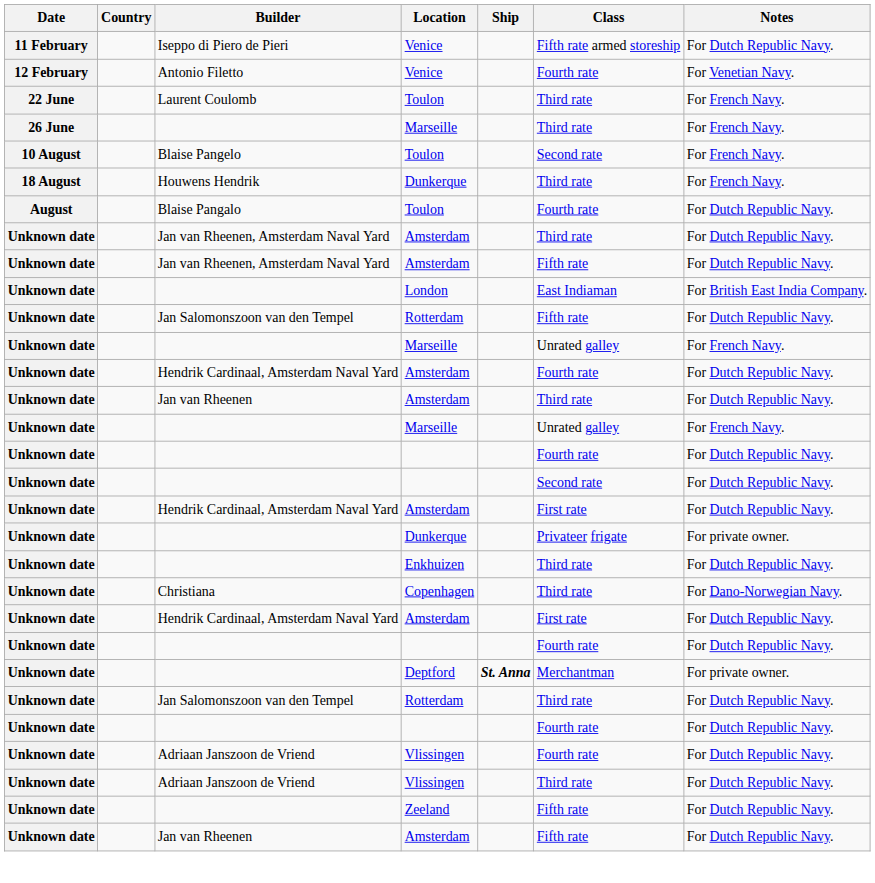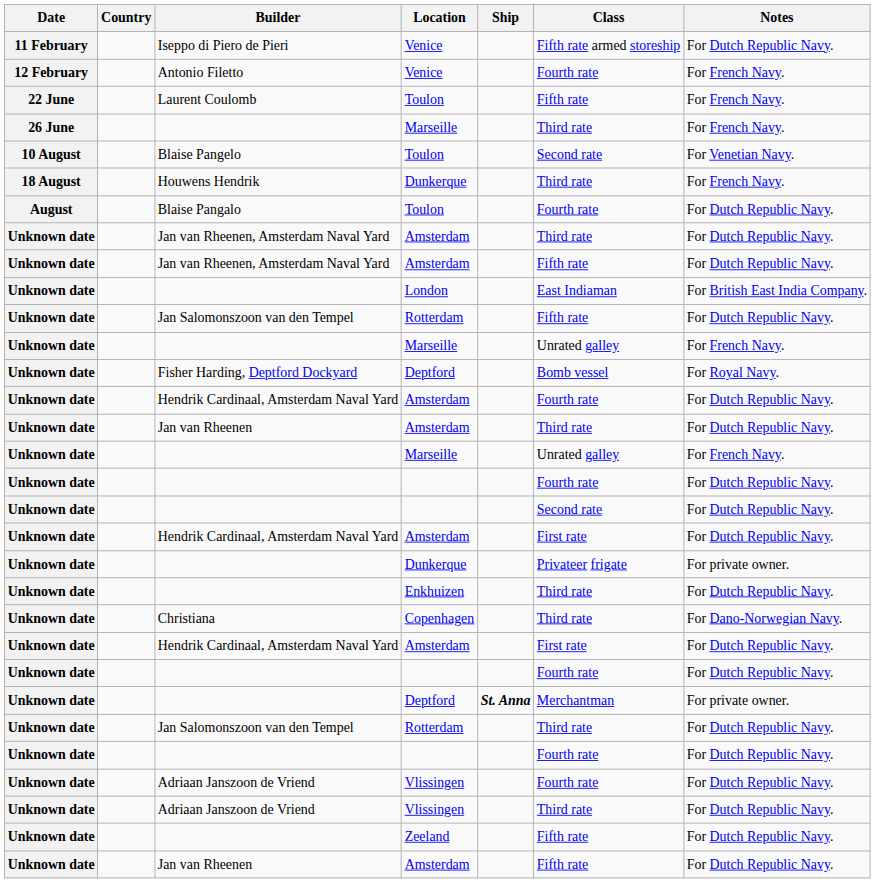(740, 72) For Venetian Navy. -> (736, 72) For French Navy.
(564, 100) Third rate -> (563, 100) Fifth rate
(736, 154) For French Navy. -> (740, 154) For Venetian Navy.
+ row: (258, 372)
